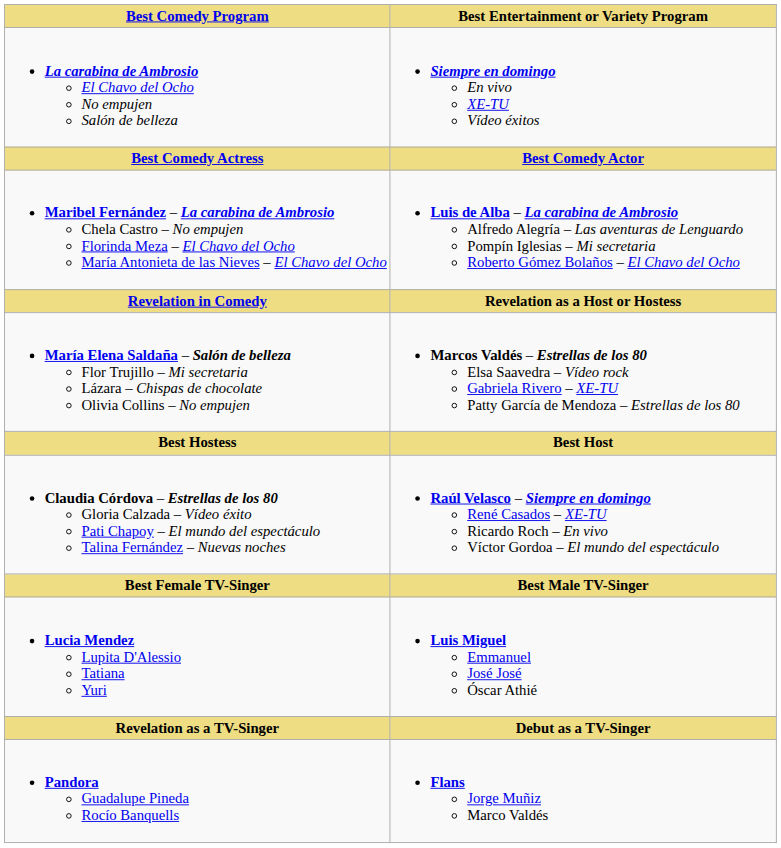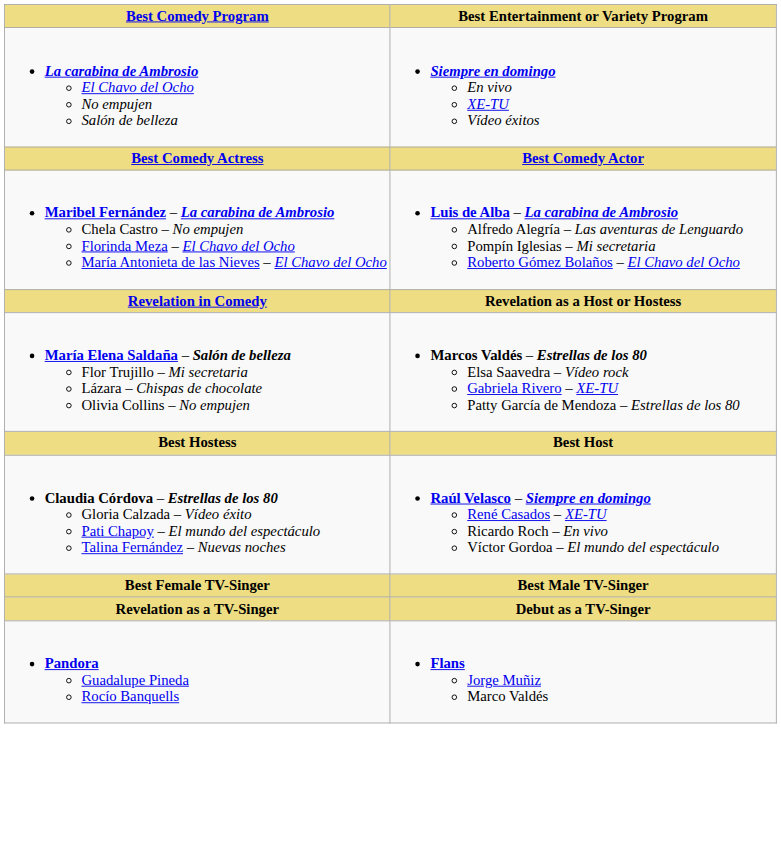- row: (197, 665)
